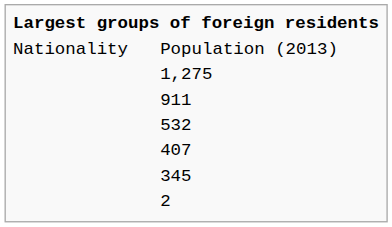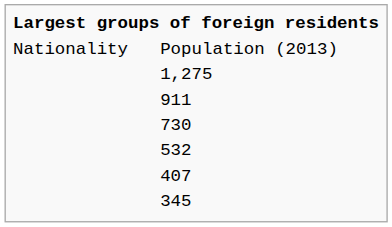+ row: (176, 125)
- row: (165, 201)
